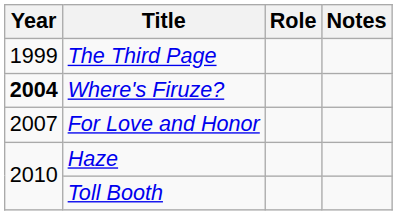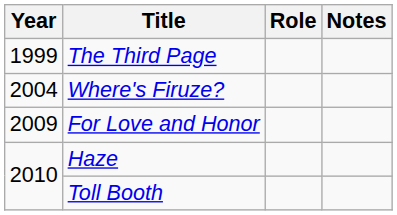(34, 90) bold -> (34, 90) normal
(34, 124) 2007 -> (34, 124) 2009
